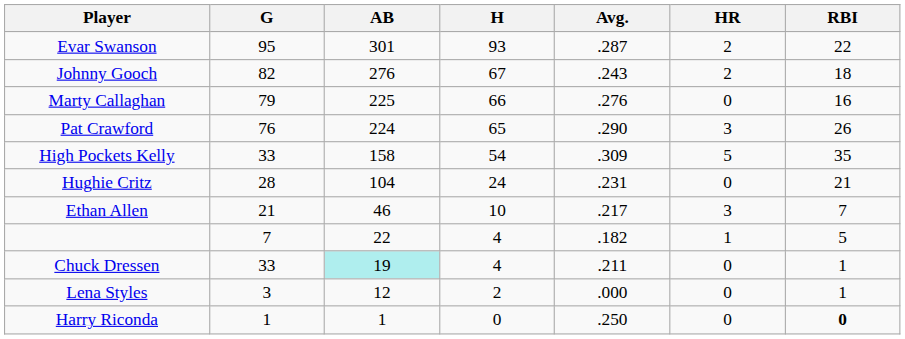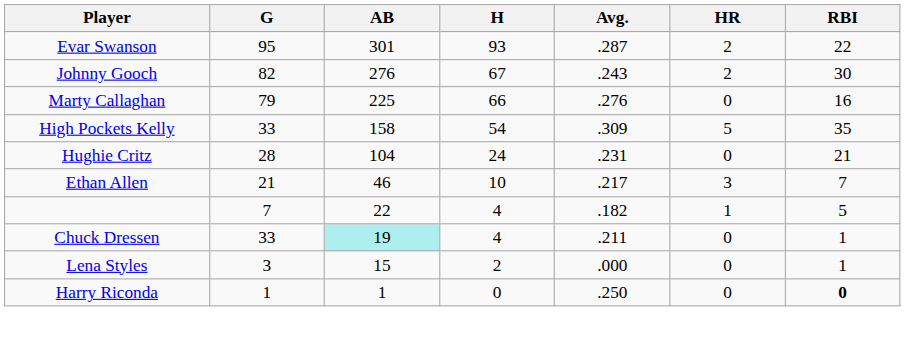(843, 73) 18 -> (843, 73) 30
- row: (107, 127)
(382, 292) 12 -> (382, 264) 15
